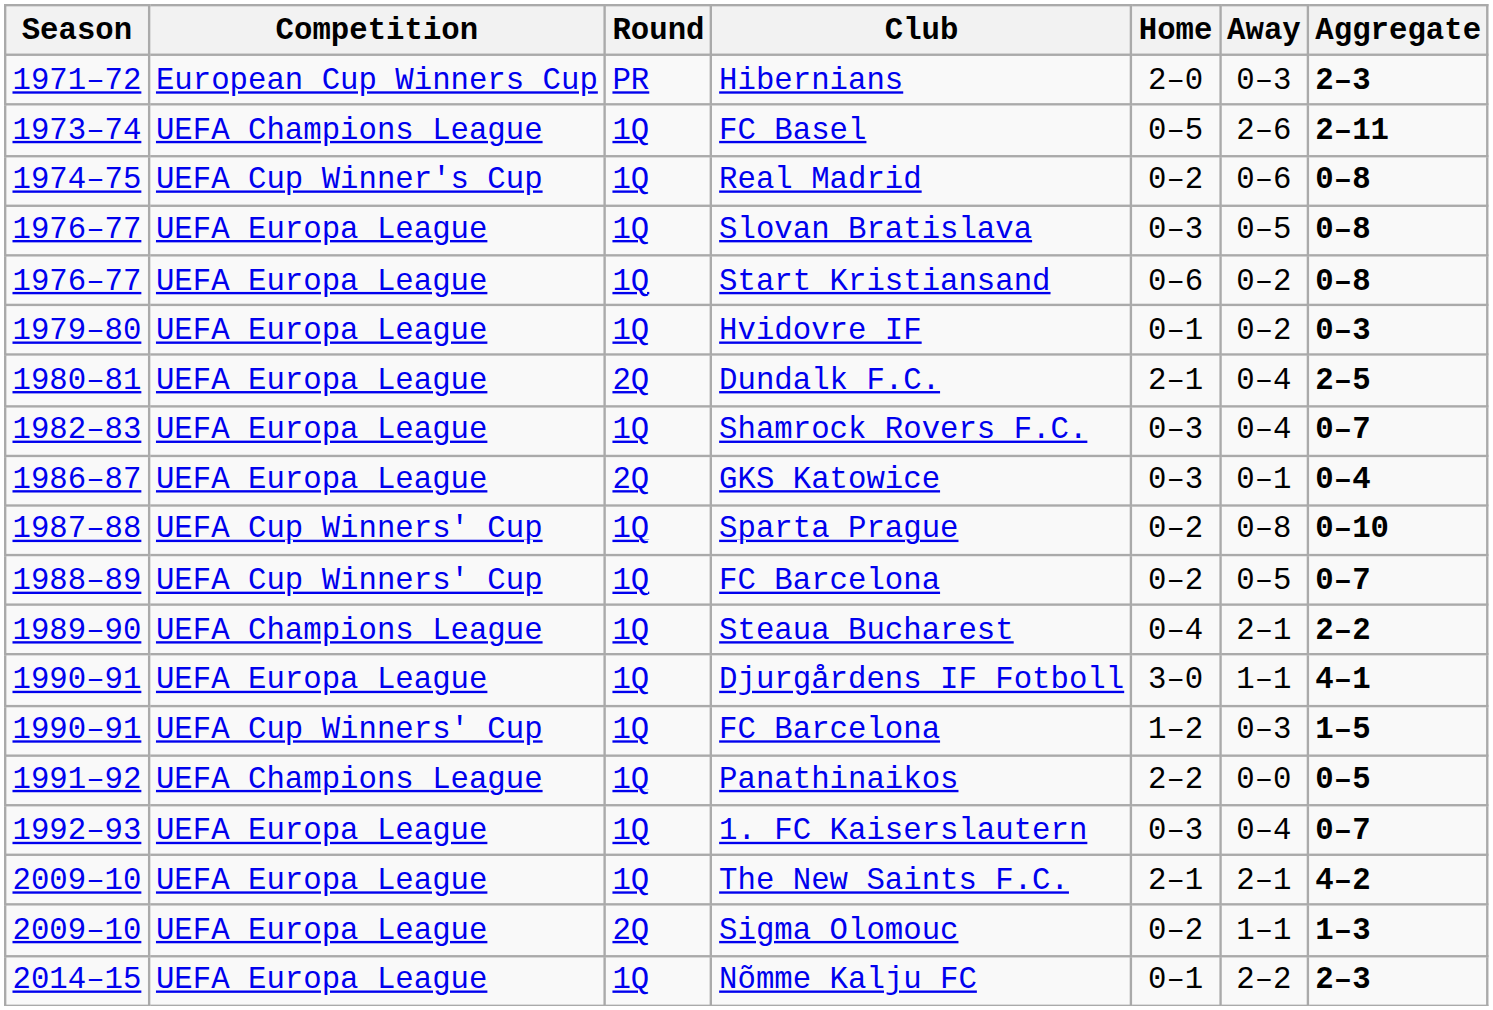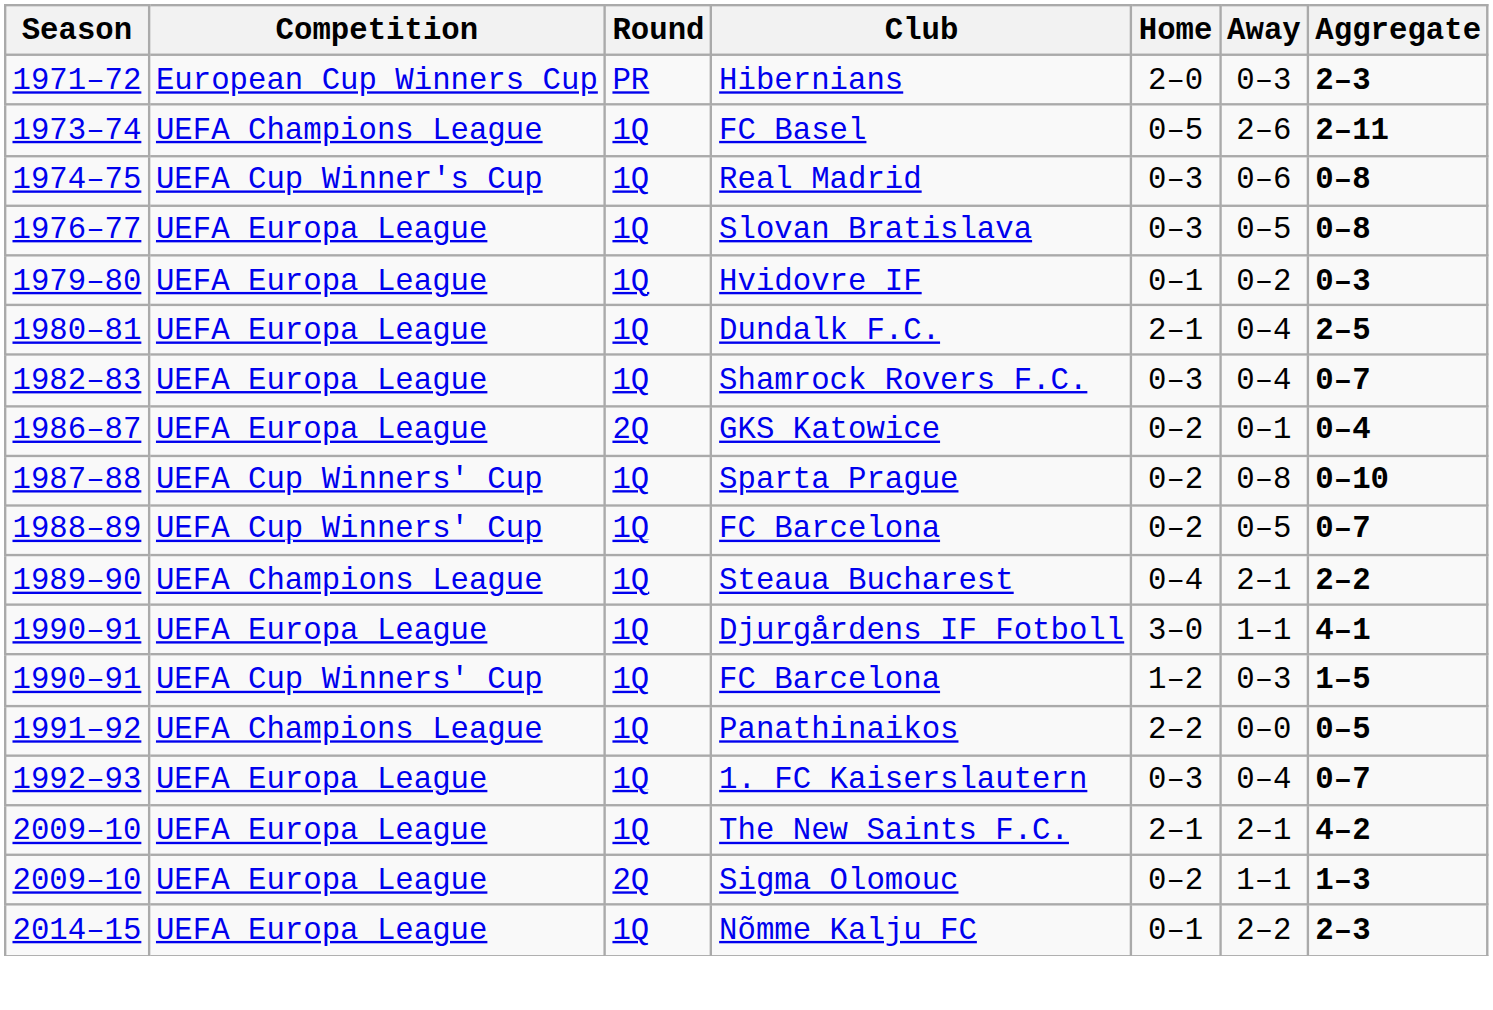(1176, 180) 0–2 -> (1176, 180) 0–3
- row: (77, 280)
(631, 380) 2Q -> (631, 330) 1Q
(1176, 480) 0–3 -> (1176, 430) 0–2
